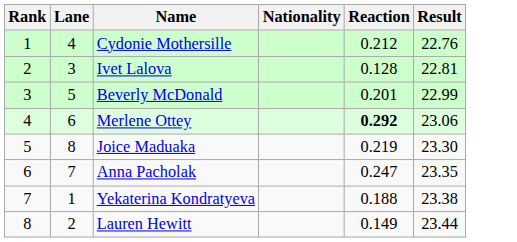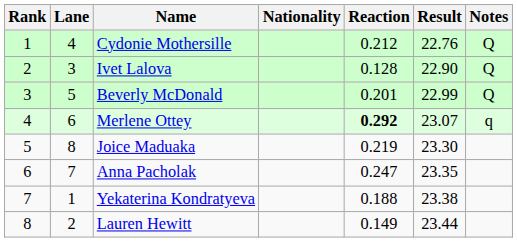+ column: (489, 17)
(440, 69) 22.81 -> (440, 69) 22.90
(440, 120) 23.06 -> (440, 120) 23.07
